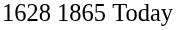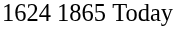(27, 13) 1628 -> (27, 13) 1624
